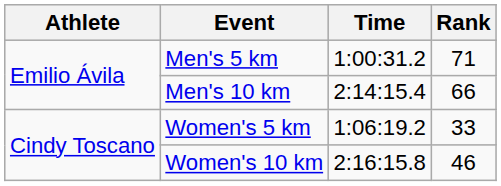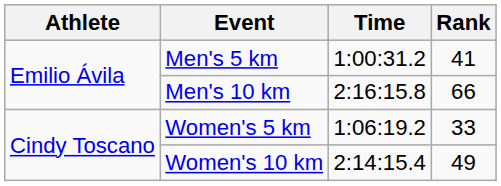(463, 58) 71 -> (463, 58) 41
(380, 93) 2:14:15.4 -> (380, 93) 2:16:15.8
(380, 163) 2:16:15.8 -> (380, 163) 2:14:15.4
(463, 163) 46 -> (463, 163) 49
